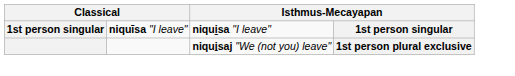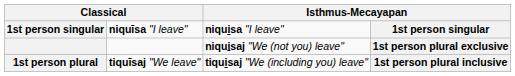+ row: (55, 63)
